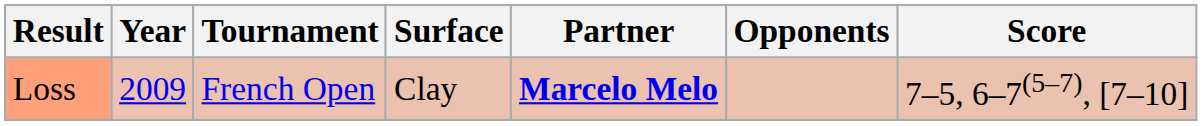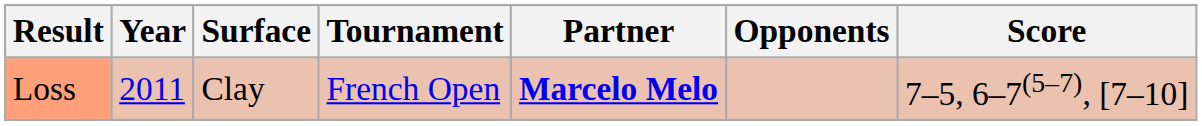columns swapped: (290, 31) <-> (449, 31)
(153, 88) 2009 -> (152, 88) 2011
